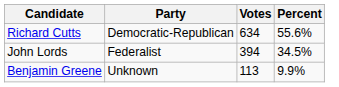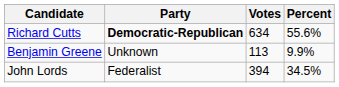(171, 33) normal -> (175, 33) bold
rows swapped: (37, 52) <-> (54, 71)
